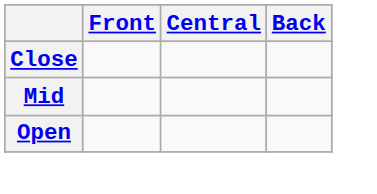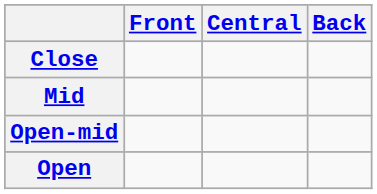+ row: (64, 133)
